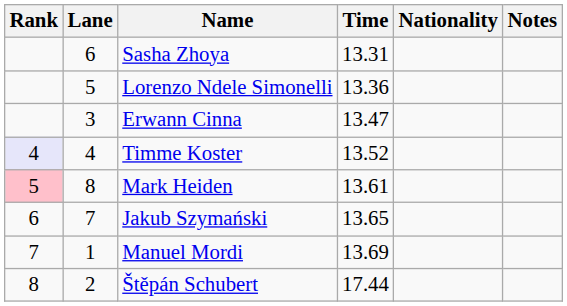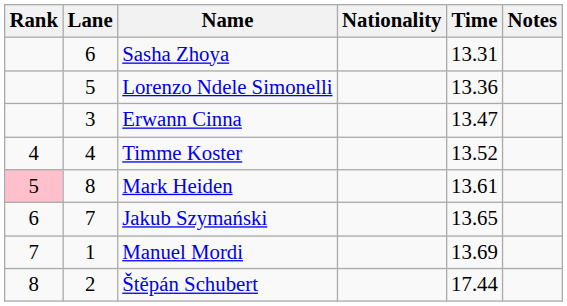columns swapped: (448, 20) <-> (365, 20)
(34, 152) lavender background -> (34, 152) no background
